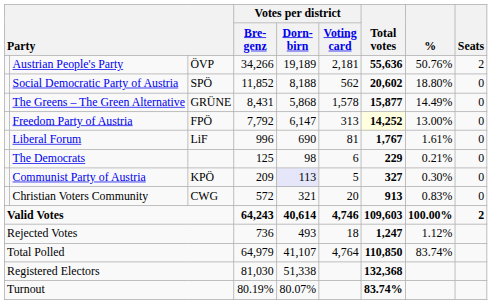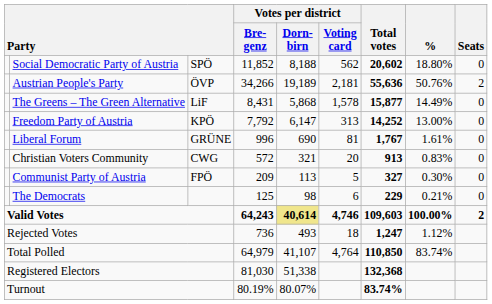rows swapped: (68, 64) <-> (95, 83)
(211, 102) GRÜNE -> (199, 102) LiF
(201, 121) FPÖ -> (202, 121) KPÖ
(386, 121) lightyellow background -> (386, 121) no background
(199, 139) LiF -> (211, 139) GRÜNE
rows swapped: (80, 196) <-> (49, 158)
(202, 177) KPÖ -> (201, 177) FPÖ
(307, 177) lavender background -> (307, 177) no background
(300, 214) no background -> (300, 214) khaki background
